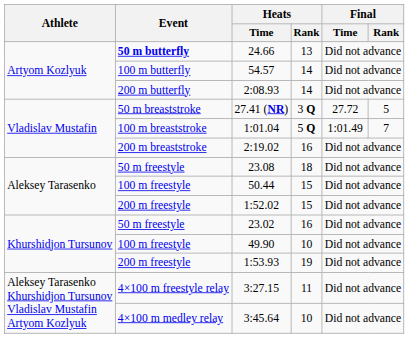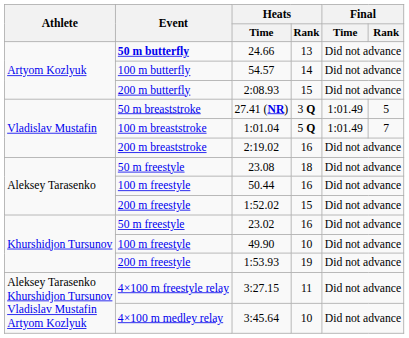(306, 90) 14 -> (306, 90) 15
(345, 109) 27.72 -> (345, 109) 1:01.49
(306, 186) 15 -> (306, 186) 16
